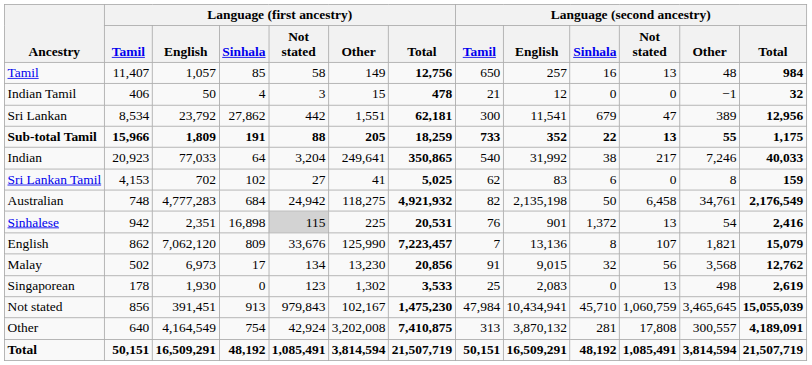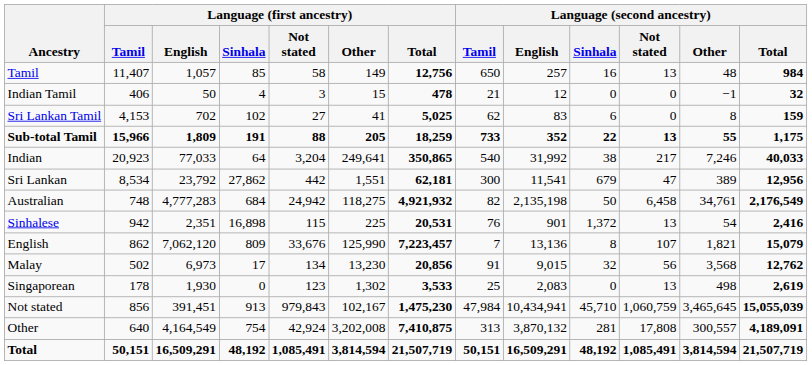rows swapped: (54, 179) <-> (37, 115)
(316, 222) lightgrey background -> (316, 222) no background
